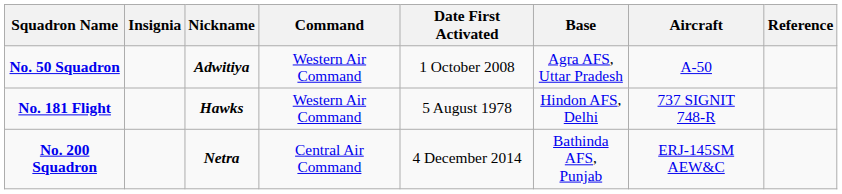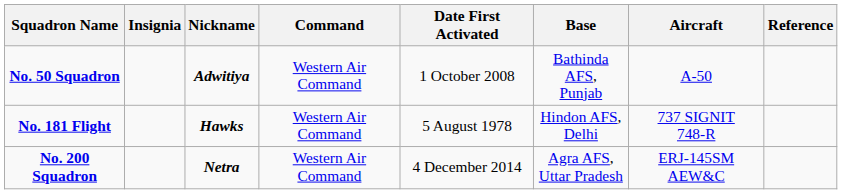(581, 66) Agra AFS, Uttar Pradesh -> (581, 75) Bathinda AFS, Punjab
(329, 158) Central Air Command -> (329, 167) Western Air Command
(581, 158) Bathinda AFS, Punjab -> (581, 167) Agra AFS, Uttar Pradesh
